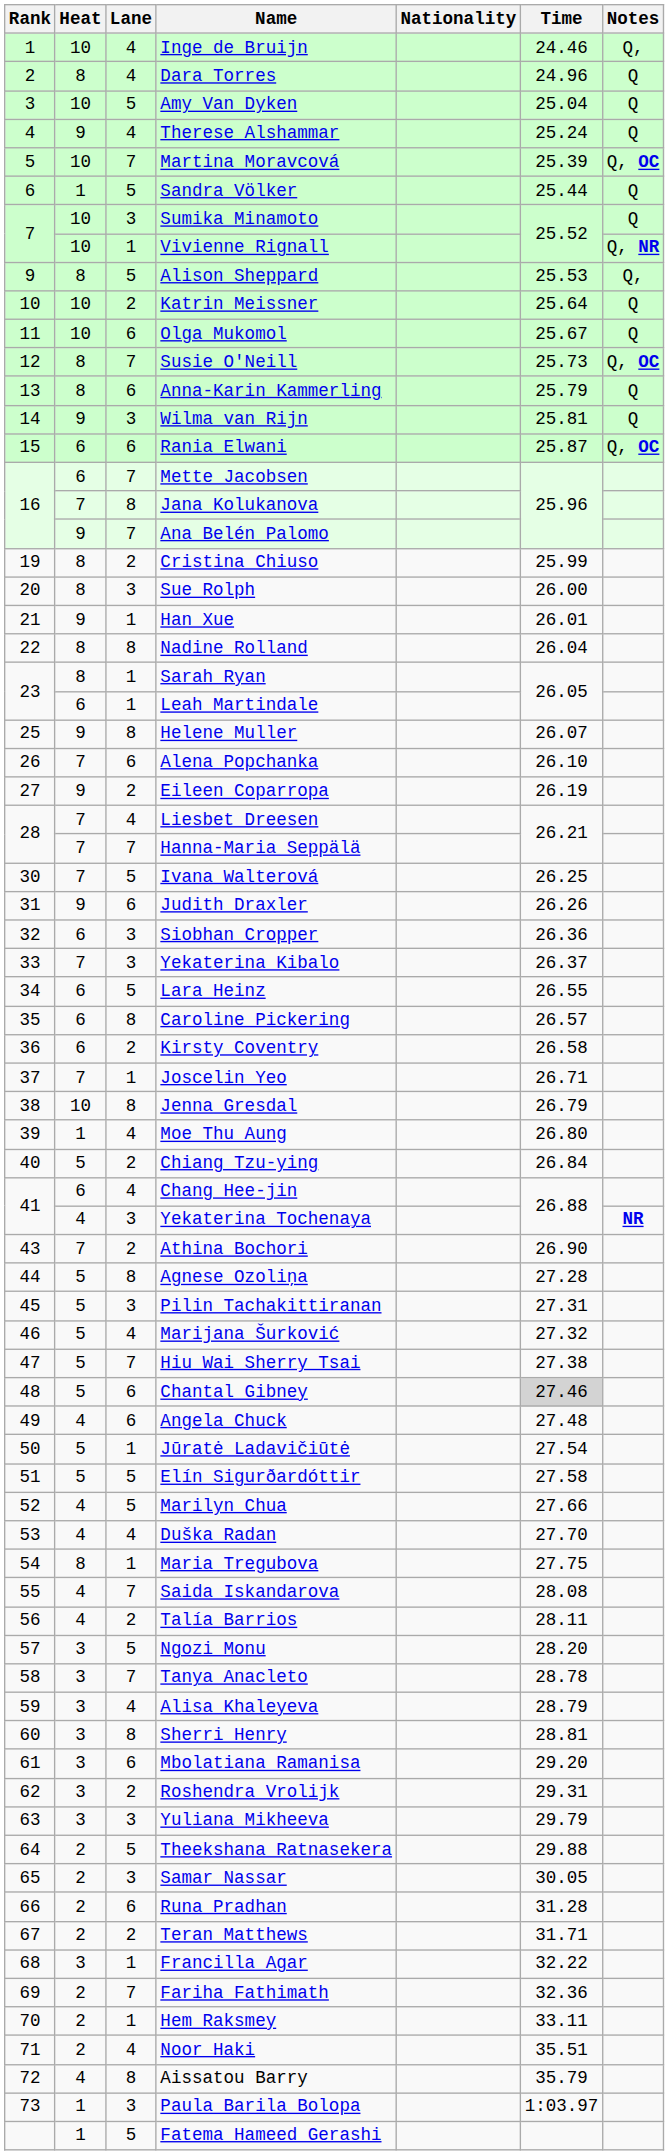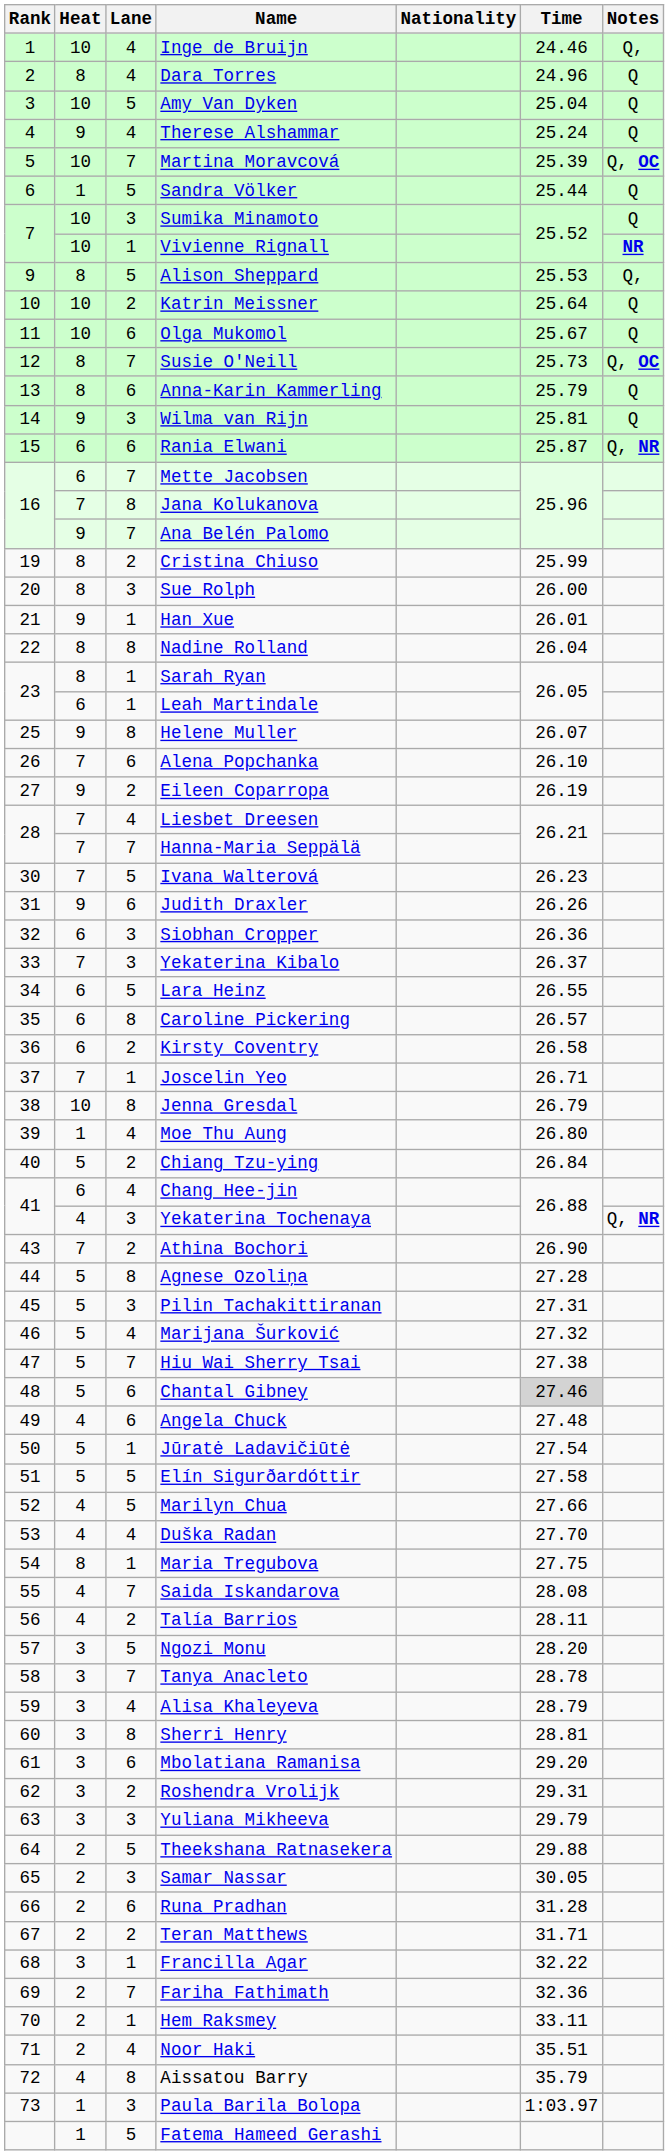(633, 248) Q, NR -> (633, 248) NR
(633, 448) Q, OC -> (633, 448) Q, NR
(561, 877) 26.25 -> (561, 877) 26.23
(633, 1220) NR -> (633, 1220) Q, NR
